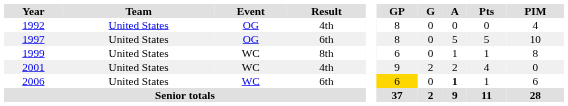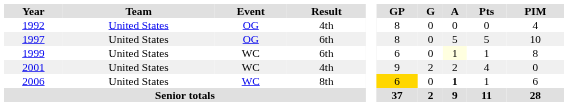(326, 53) 8th -> (326, 53) 6th
(455, 53) no background -> (455, 53) lightyellow background
(326, 81) 6th -> (326, 81) 8th
